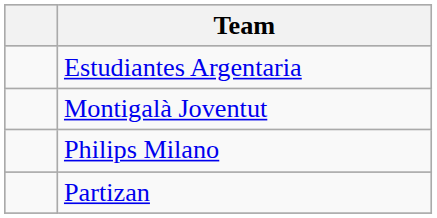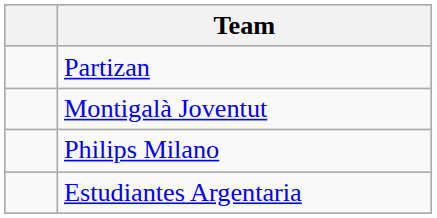rows swapped: (107, 191) <-> (183, 66)
